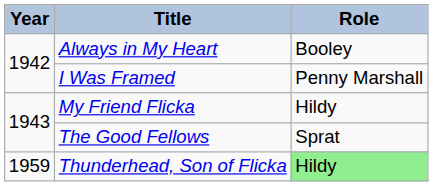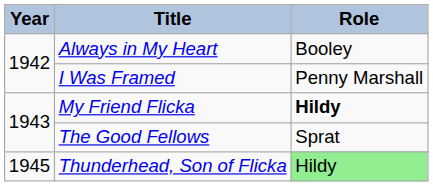(316, 107) normal -> (318, 107) bold
(30, 166) 1959 -> (30, 166) 1945
